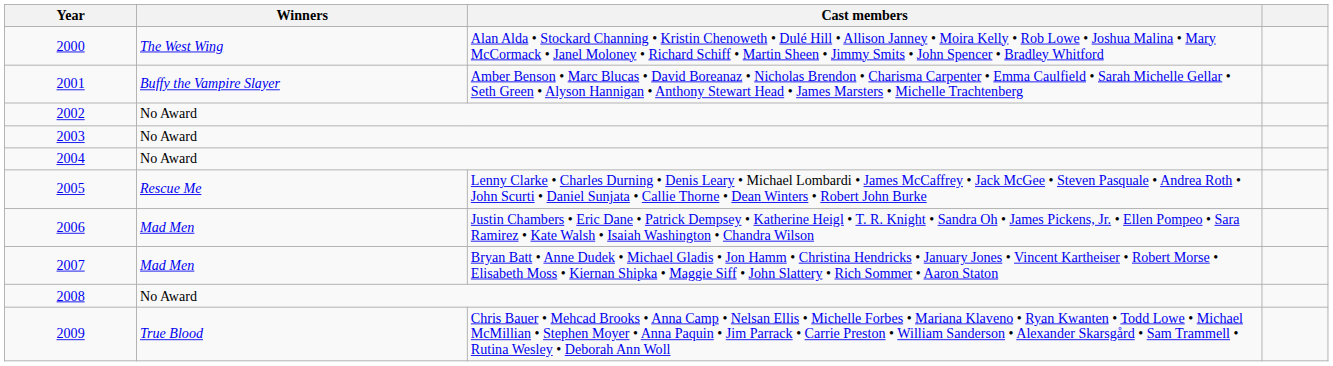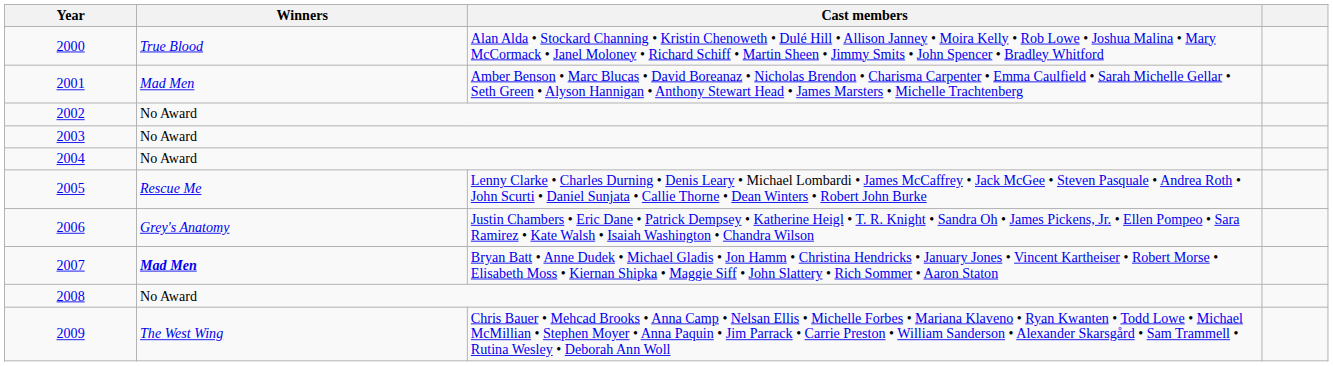(182, 45) The West Wing -> (172, 45) True Blood
(210, 84) Buffy the Vampire Slayer -> (167, 84) Mad Men
(167, 227) Mad Men -> (185, 227) Grey's Anatomy
(167, 265) normal -> (168, 265) bold
(172, 334) True Blood -> (182, 334) The West Wing
